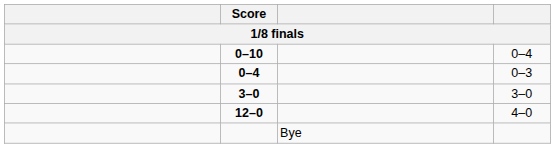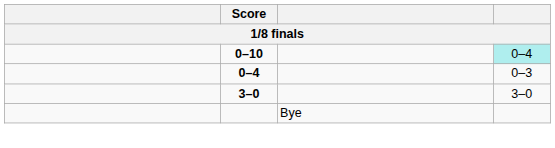(522, 53) no background -> (522, 53) paleturquoise background
- row: (249, 113)
